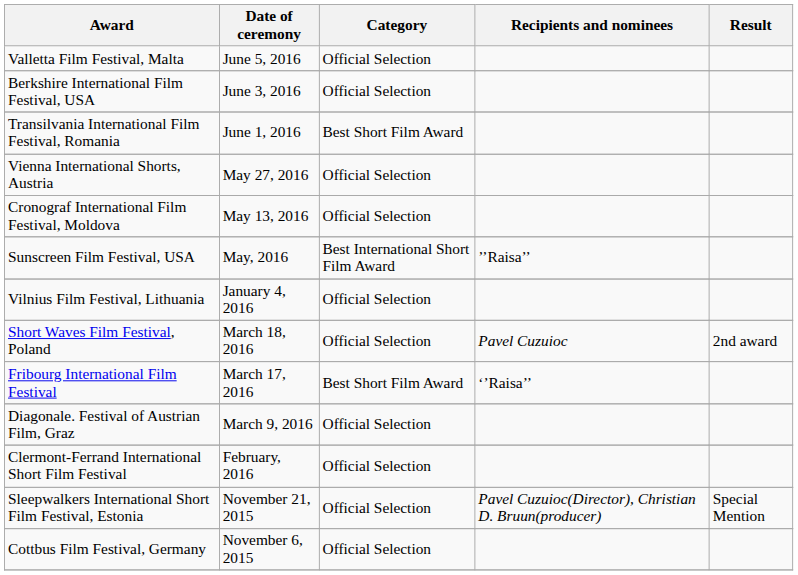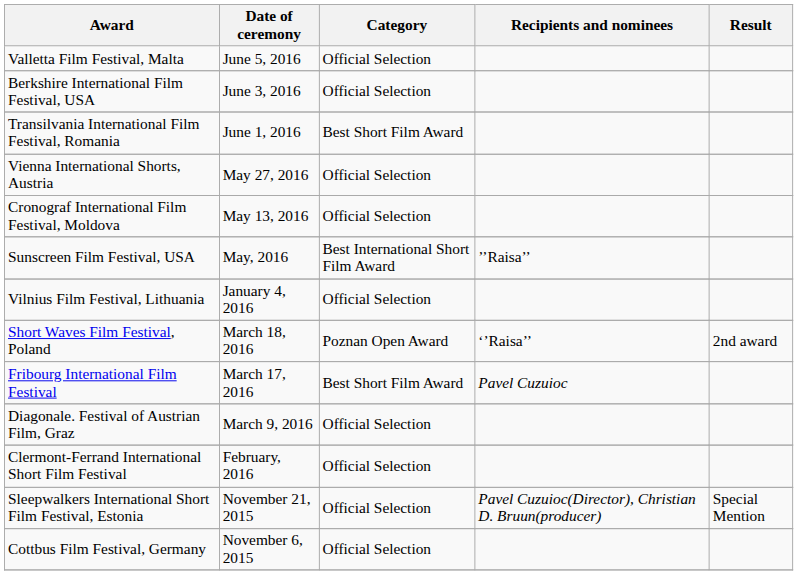(377, 341) Official Selection -> (385, 341) Poznan Open Award
(523, 341) Pavel Cuzuioc -> (505, 341) ‘’Raisa’’
(505, 382) ‘’Raisa’’ -> (523, 382) Pavel Cuzuioc
